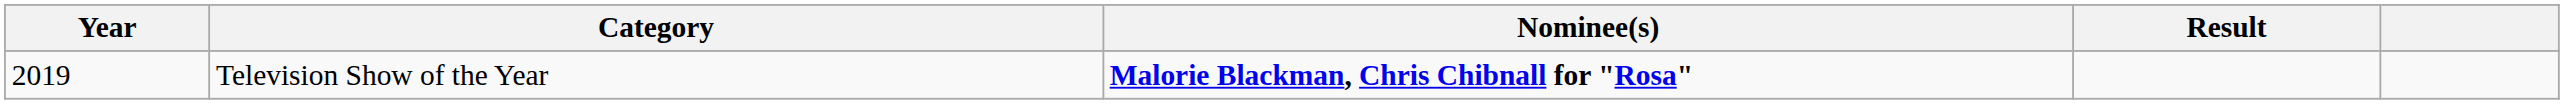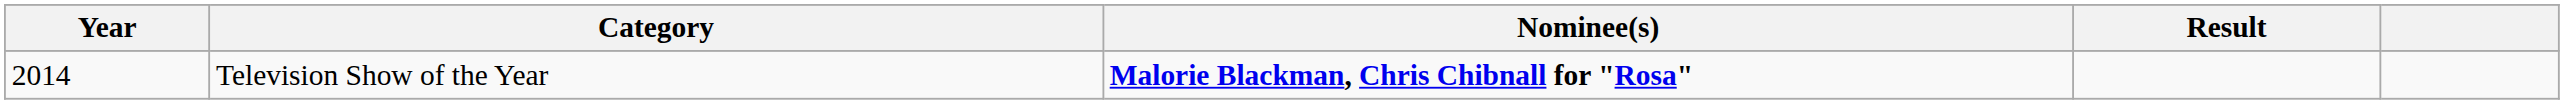(41, 74) 2019 -> (41, 74) 2014
